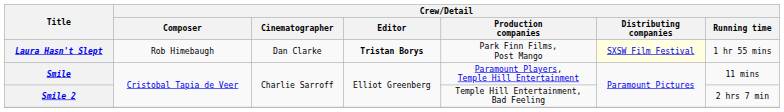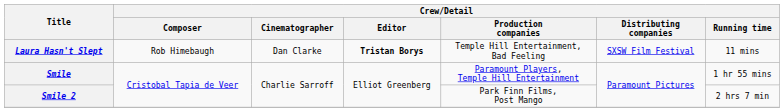(518, 51) Park Finn Films, Post Mango -> (518, 51) Temple Hill Entertainment, Bad Feeling
(651, 51) lightyellow background -> (651, 51) no background
(742, 51) 1 hr 55 mins -> (742, 51) 11 mins
(742, 74) 11 mins -> (742, 74) 1 hr 55 mins
(518, 96) Temple Hill Entertainment, Bad Feeling -> (518, 96) Park Finn Films, Post Mango
